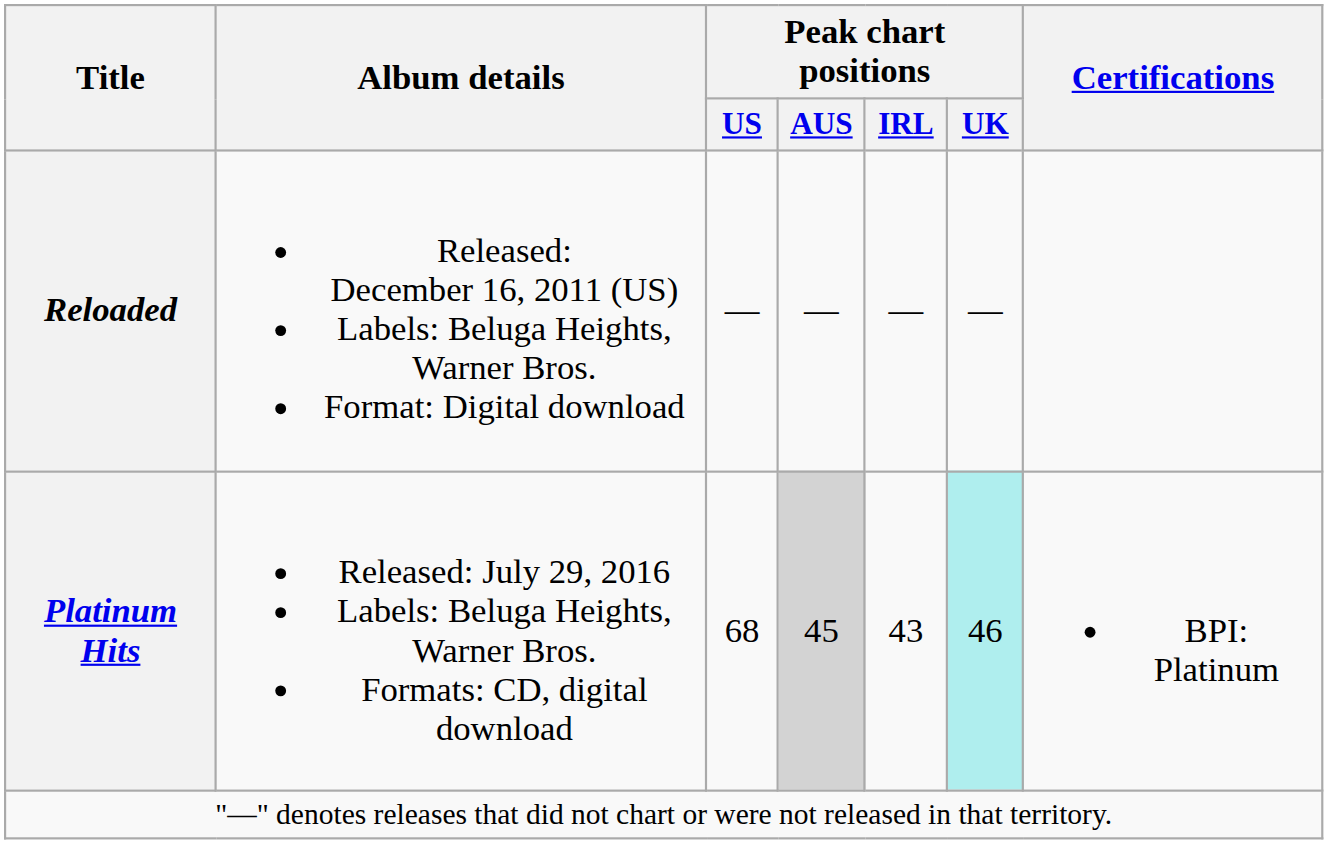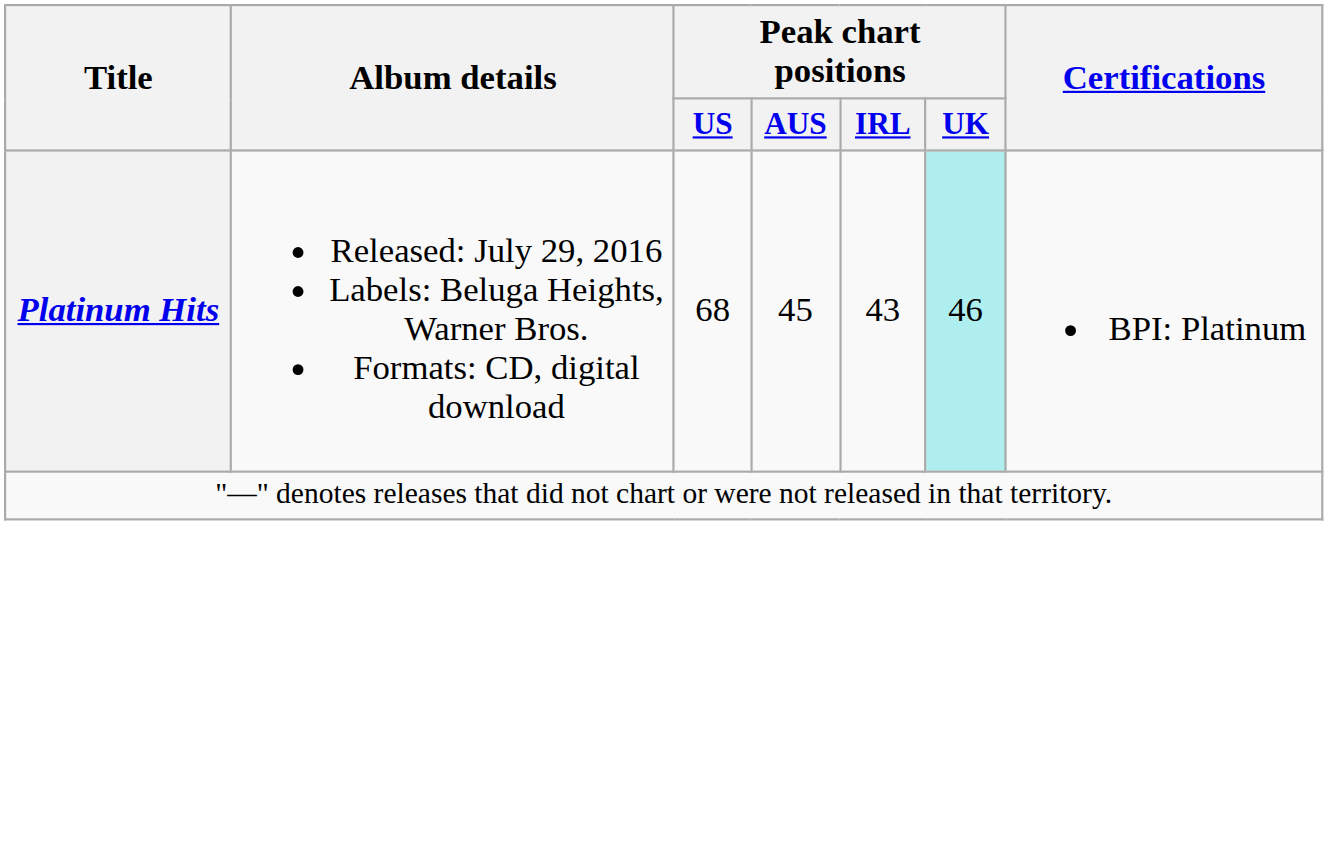- row: (111, 310)
(821, 629) lightgrey background -> (795, 310) no background
